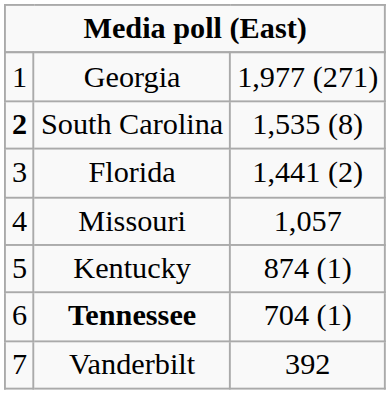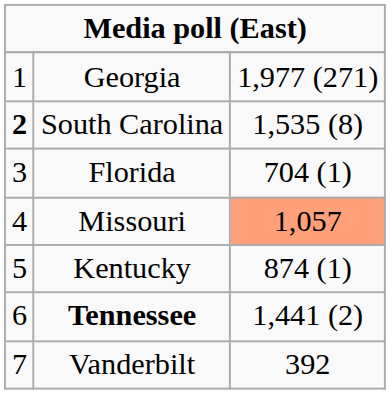(308, 172) 1,441 (2) -> (308, 172) 704 (1)
(308, 220) no background -> (308, 220) lightsalmon background
(308, 316) 704 (1) -> (308, 316) 1,441 (2)
